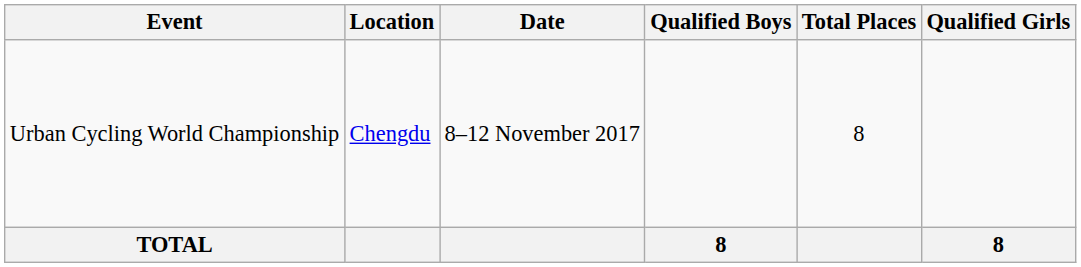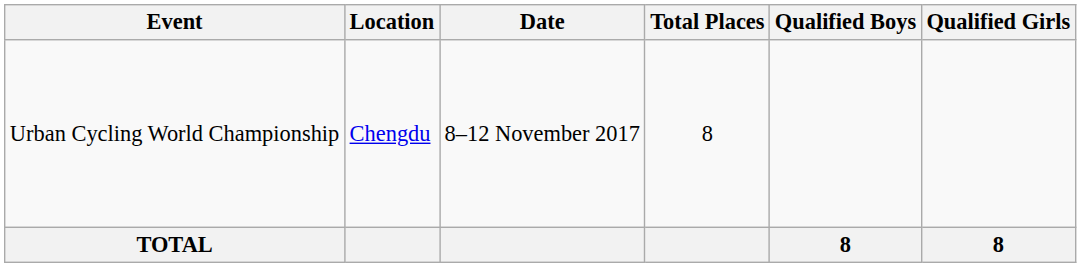columns swapped: (859, 22) <-> (721, 22)
